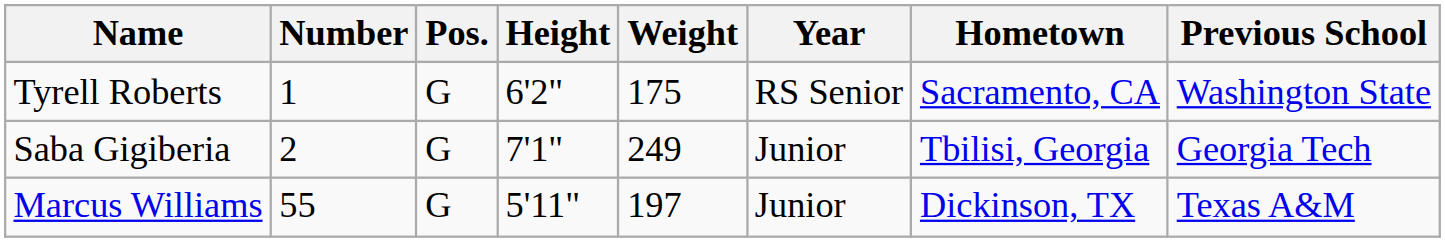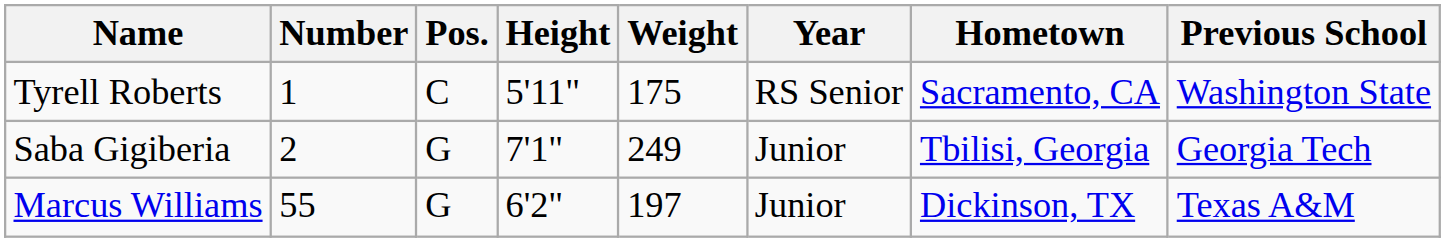(438, 90) G -> (437, 90) C
(534, 90) 6'2" -> (543, 90) 5'11"
(543, 206) 5'11" -> (534, 206) 6'2"
